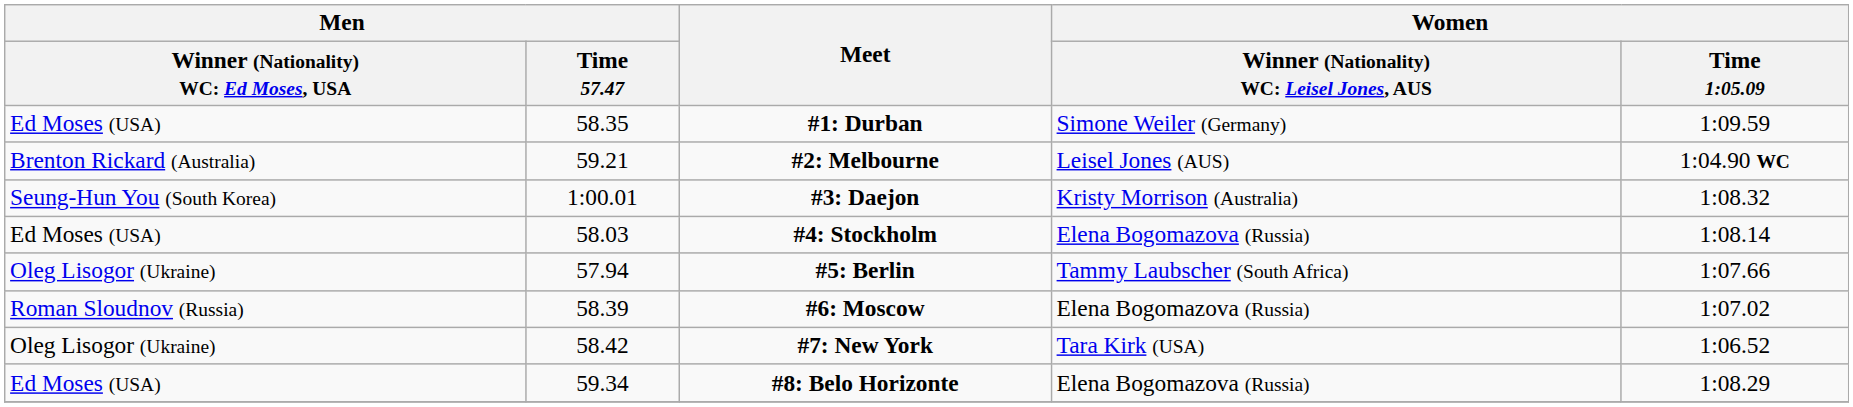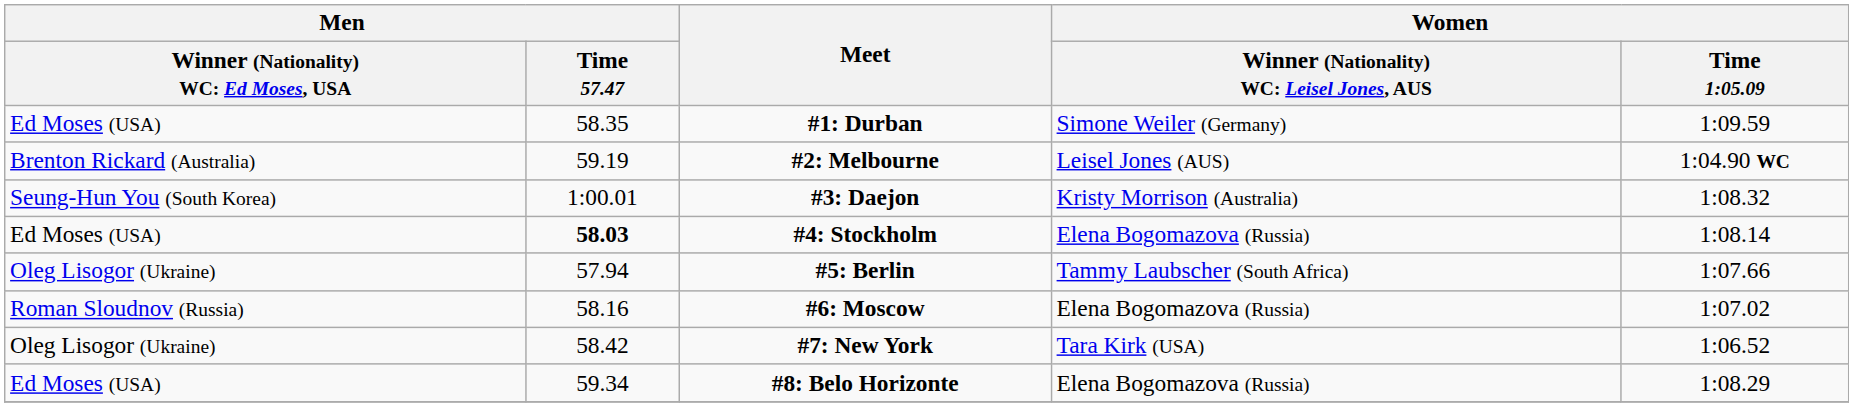(602, 160) 59.21 -> (602, 160) 59.19
(602, 234) normal -> (602, 234) bold
(602, 308) 58.39 -> (602, 308) 58.16
